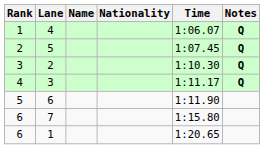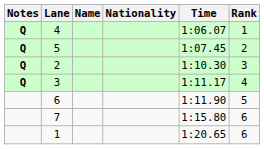columns swapped: (20, 13) <-> (241, 13)
